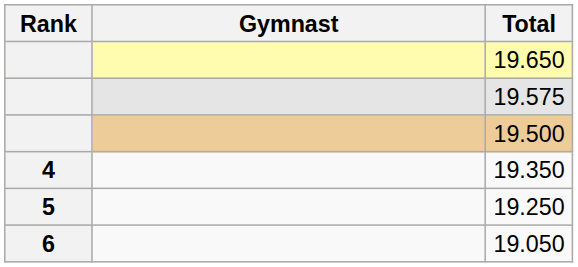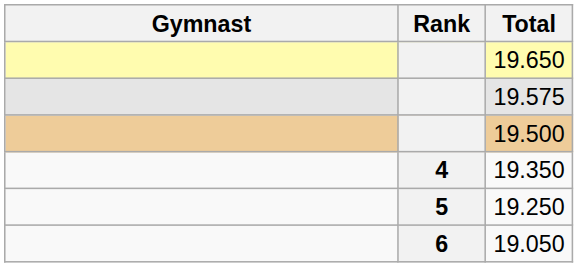columns swapped: (48, 23) <-> (289, 23)
